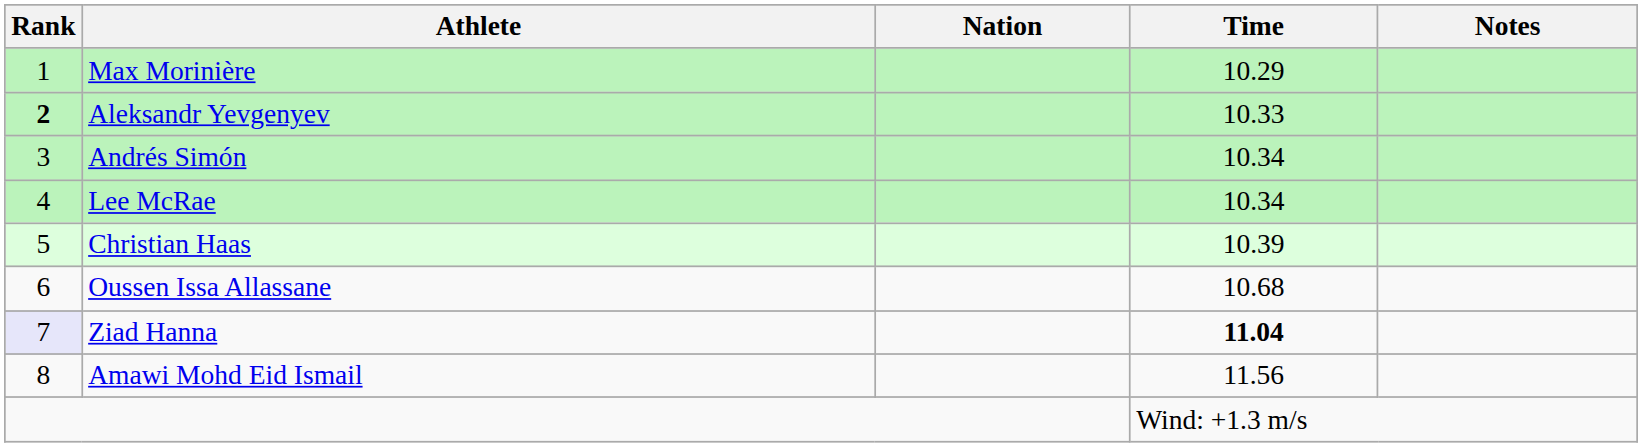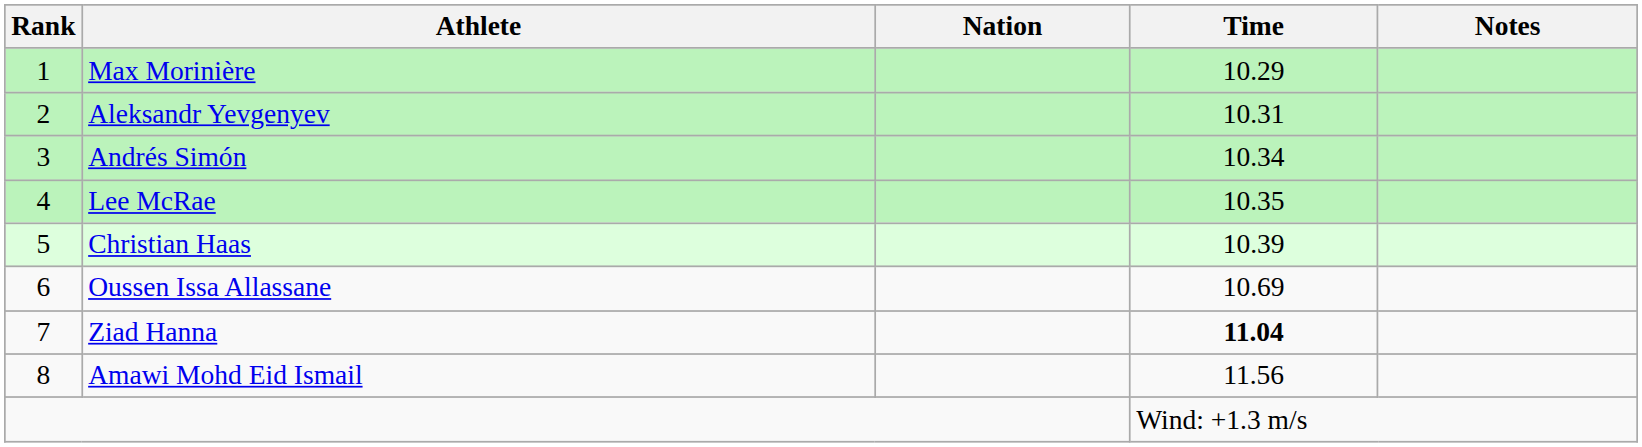(43, 113) bold -> (43, 113) normal
(1254, 113) 10.33 -> (1254, 113) 10.31
(1254, 200) 10.34 -> (1254, 200) 10.35
(1254, 288) 10.68 -> (1254, 288) 10.69
(43, 331) lavender background -> (43, 331) no background
